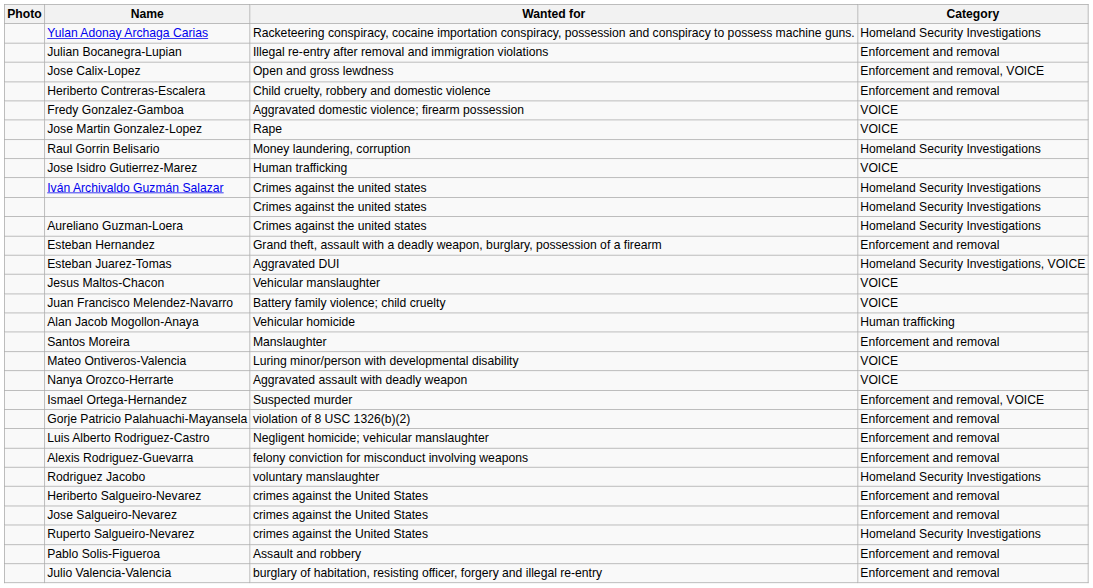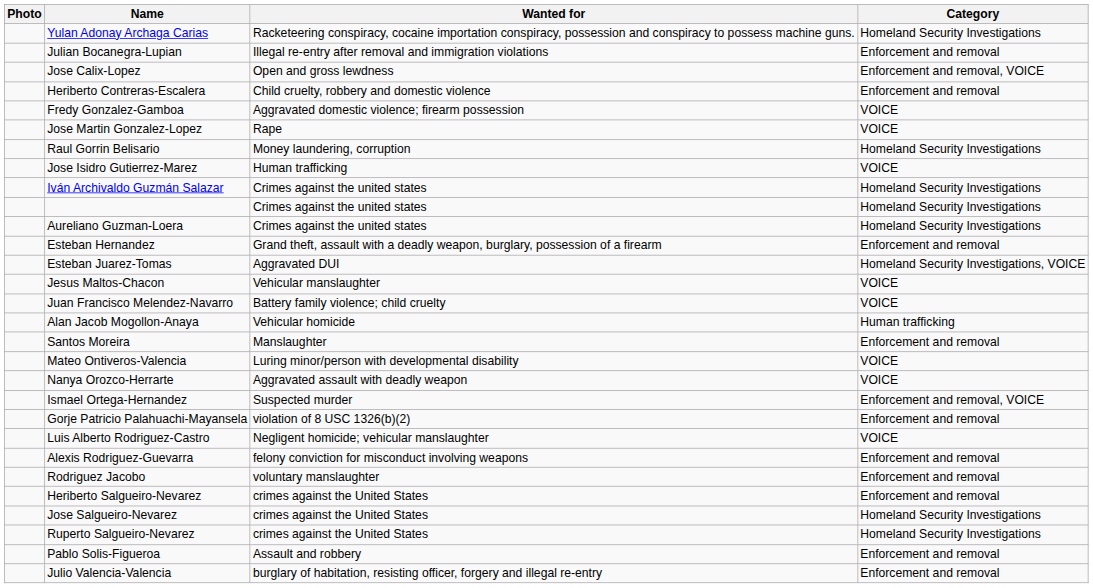(930, 438) Enforcement and removal -> (879, 438) VOICE
(951, 476) Homeland Security Investigations -> (930, 476) Enforcement and removal
(930, 515) Enforcement and removal -> (951, 515) Homeland Security Investigations
